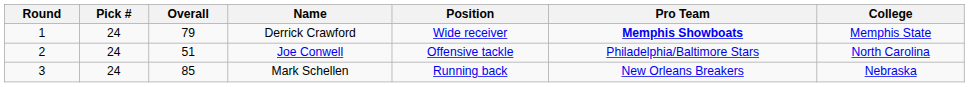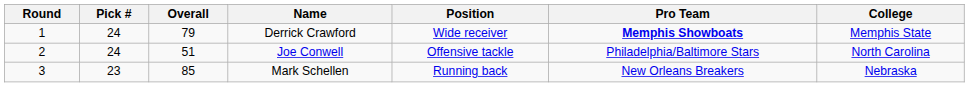(114, 71) 24 -> (114, 71) 23
